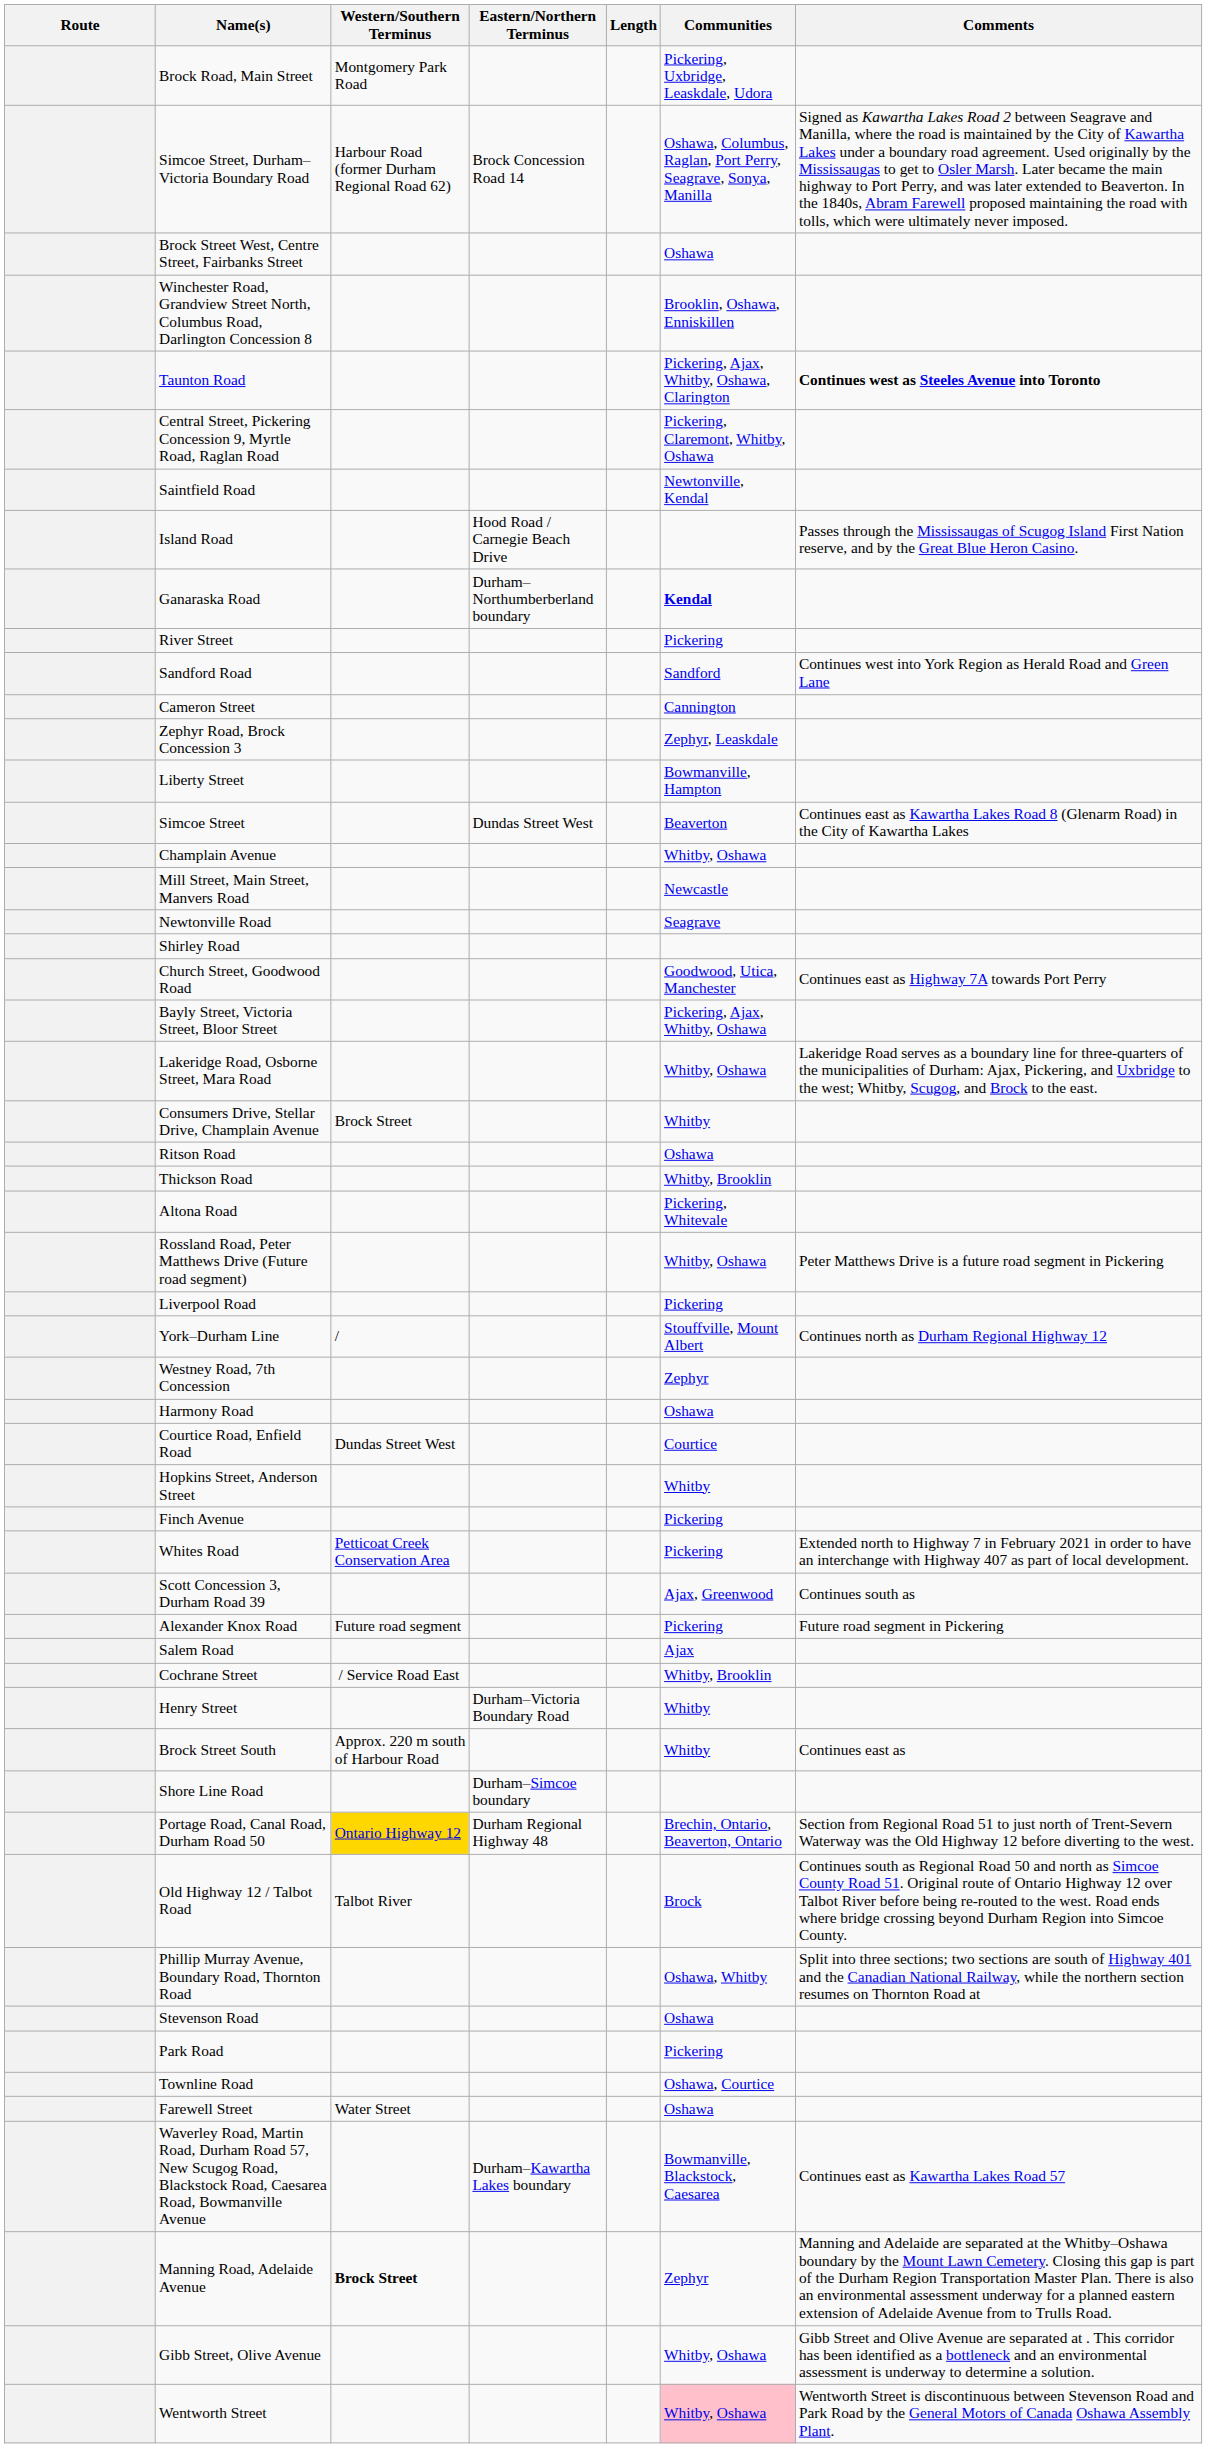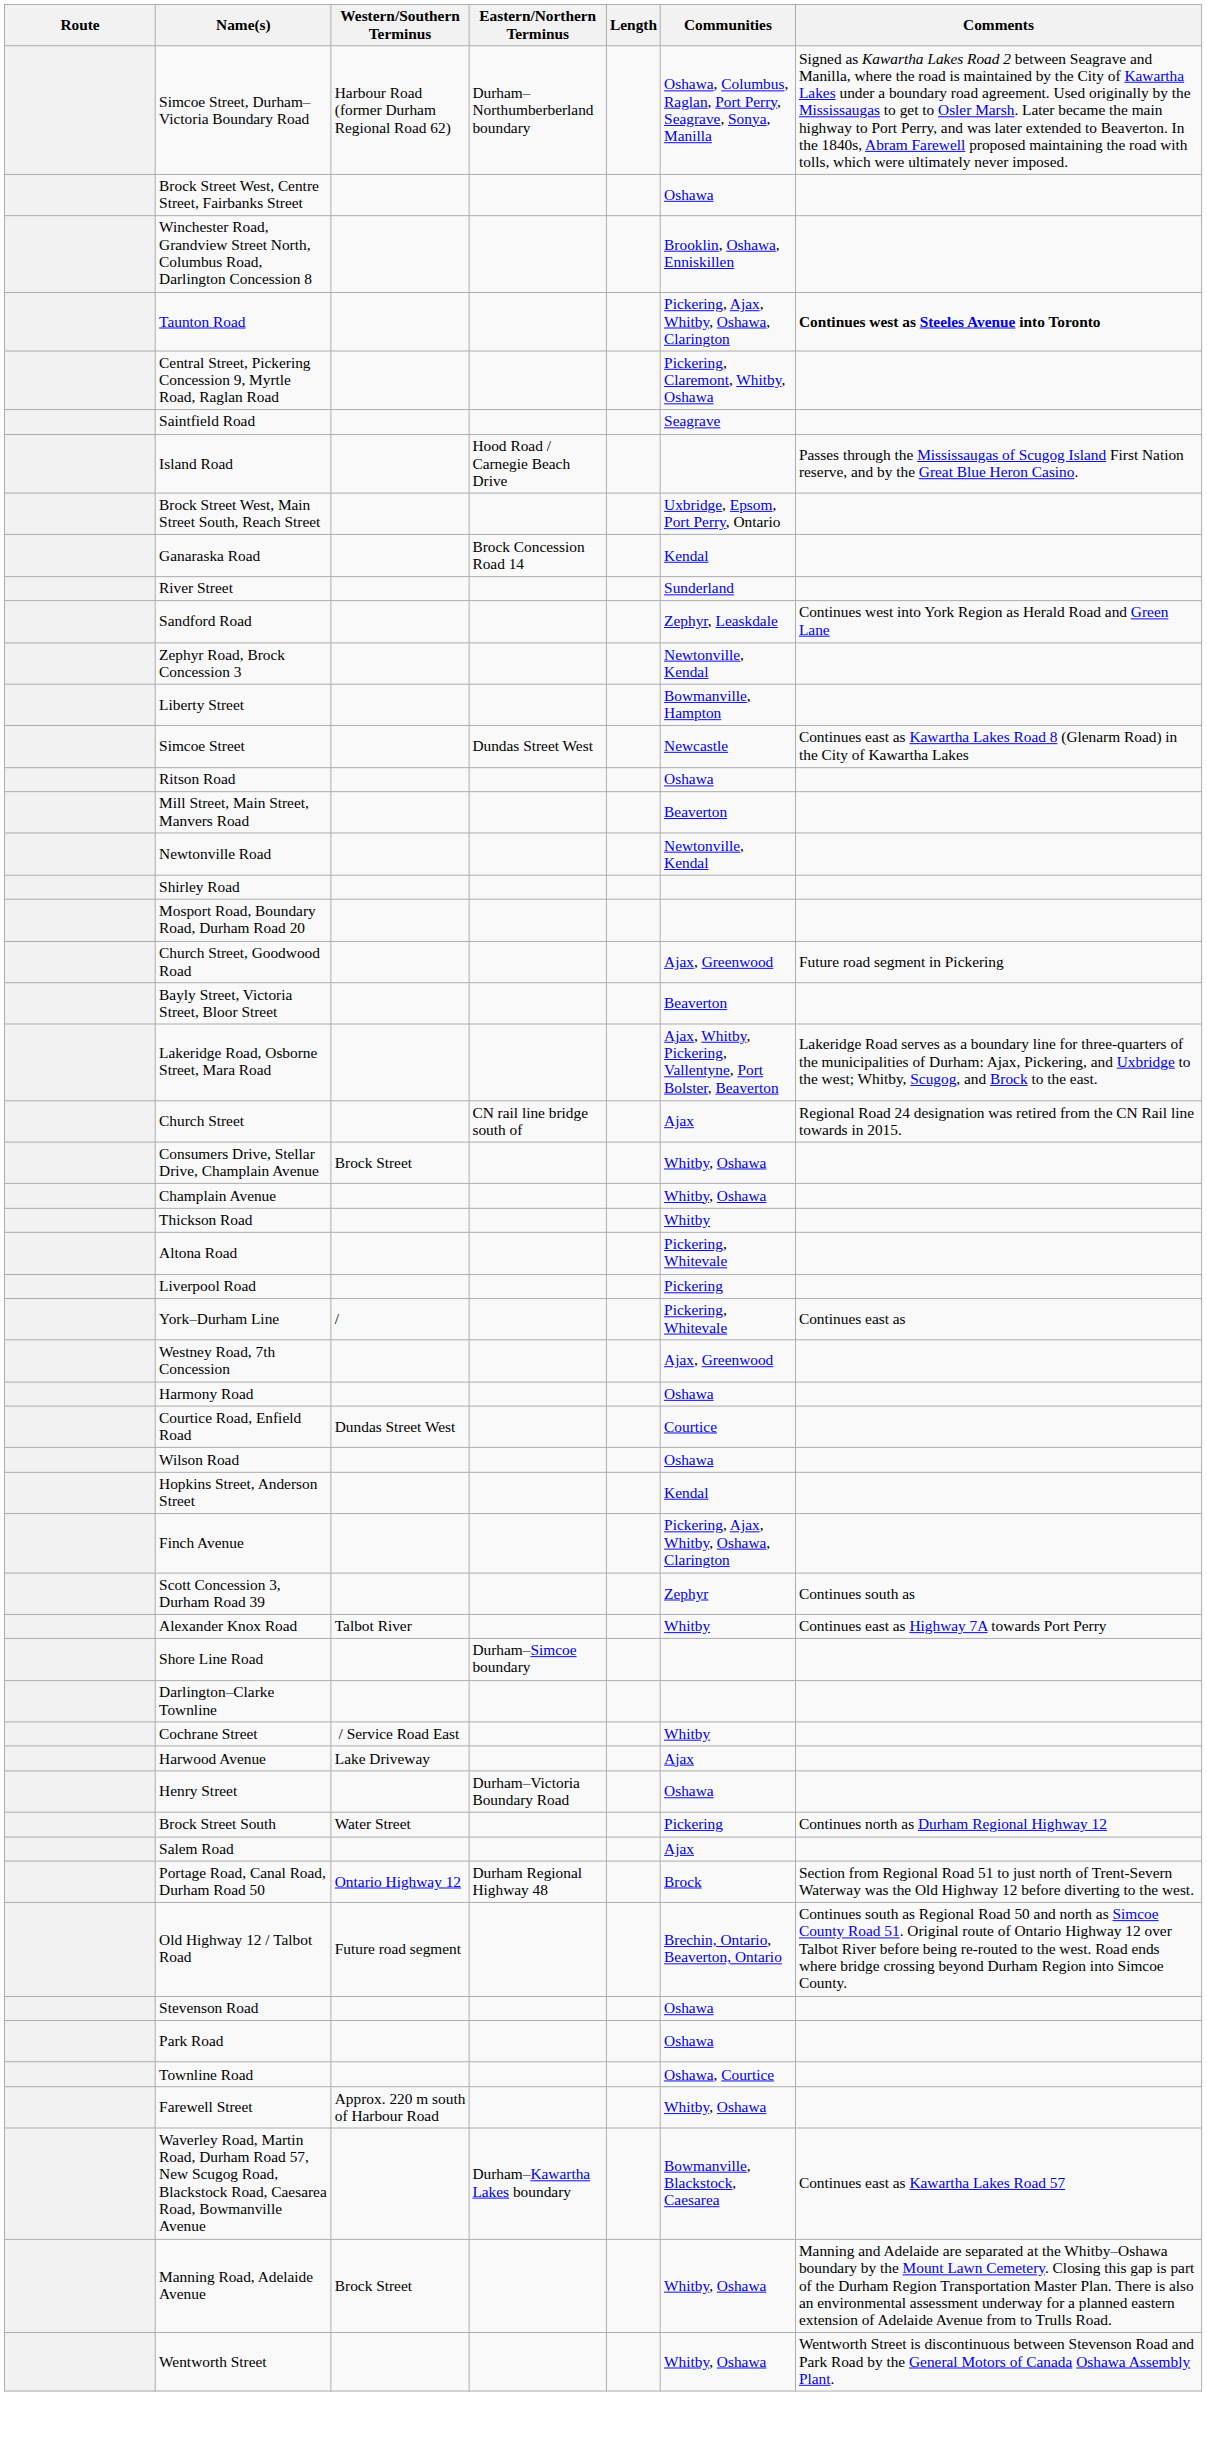- row: (236, 75)
(529, 169) Brock Concession Road 14 -> (533, 110) Durham–Northumberberland boundary
(704, 489) Newtonville, Kendal -> (692, 422) Seagrave
+ row: (240, 513)
(533, 598) Durham–Northumberberland boundary -> (529, 555) Brock Concession Road 14
(688, 598) bold -> (686, 555) normal
(694, 640) Pickering -> (699, 588) Sunderland
(692, 673) Sandford -> (721, 621) Zephyr, Leaskdale
- row: (207, 706)
(721, 739) Zephyr, Leaskdale -> (704, 663) Newtonville, Kendal
(696, 822) Beaverton -> (696, 746) Newcastle
rows swapped: (197, 1154) <-> (218, 855)
(696, 888) Newcastle -> (696, 812) Beaverton
(692, 921) Seagrave -> (704, 854) Newtonville, Kendal
+ row: (237, 920)
(721, 979) Goodwood, Utica, Manchester -> (719, 961) Ajax, Greenwood
(953, 979) Continues east as Highway 7A towards Port Perry -> (901, 961) Future road segment in Pickering
(715, 1020) Pickering, Ajax, Whitby, Oshawa -> (696, 1003) Beaverton
(715, 1070) Whitby, Oshawa -> (721, 1062) Ajax, Whitby, Pickering, Vallentyne, Port Bolster, Beaverton
+ row: (202, 1121)
(687, 1121) Whitby -> (715, 1162) Whitby, Oshawa
(718, 1178) Whitby, Brooklin -> (687, 1220) Whitby
- row: (233, 1261)
(721, 1336) Stouffville, Mount Albert -> (696, 1319) Pickering, Whitevale
(953, 1336) Continues north as Durham Regional Highway 12 -> (852, 1319) Continues east as
(686, 1378) Zephyr -> (719, 1360) Ajax, Greenwood
+ row: (199, 1459)
(687, 1485) Whitby -> (686, 1492) Kendal
(694, 1518) Pickering -> (717, 1543) Pickering, Ajax, Whitby, Oshawa, Clarington
- row: (199, 1551)
(719, 1593) Ajax, Greenwood -> (686, 1593) Zephyr
(398, 1626) Future road segment -> (373, 1626) Talbot River
(694, 1626) Pickering -> (687, 1626) Whitby
(901, 1626) Future road segment in Pickering -> (953, 1626) Continues east as Highway 7A towards Port Perry
rows swapped: (196, 1650) <-> (211, 1791)
+ row: (217, 1701)
(718, 1675) Whitby, Brooklin -> (687, 1734) Whitby
+ row: (212, 1758)
(687, 1708) Whitby -> (689, 1791) Oshawa
(400, 1749) Approx. 220 m south of Harbour Road -> (373, 1824) Water Street
(687, 1749) Whitby -> (694, 1824) Pickering
(852, 1749) Continues east as -> (953, 1824) Continues north as Durham Regional Highway 12
(398, 1833) gold background -> (398, 1881) no background
(723, 1833) Brechin, Ontario, Beaverton, Ontario -> (683, 1881) Brock
(373, 1900) Talbot River -> (398, 1949) Future road segment
(683, 1900) Brock -> (723, 1949) Brechin, Ontario, Beaverton, Ontario
- row: (240, 1976)
(694, 2051) Pickering -> (689, 2041) Oshawa
(373, 2108) Water Street -> (400, 2107) Approx. 220 m south of Harbour Road
(689, 2108) Oshawa -> (715, 2107) Whitby, Oshawa
(376, 2278) bold -> (373, 2285) normal
(686, 2278) Zephyr -> (715, 2285) Whitby, Oshawa
- row: (240, 2354)
(715, 2413) pink background -> (715, 2361) no background
